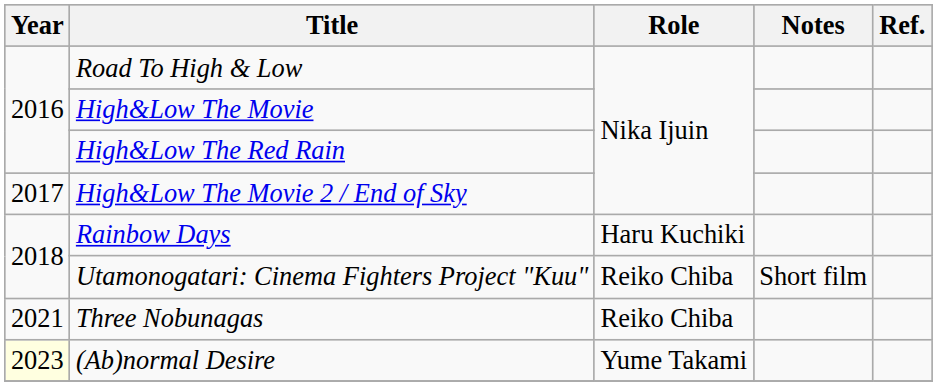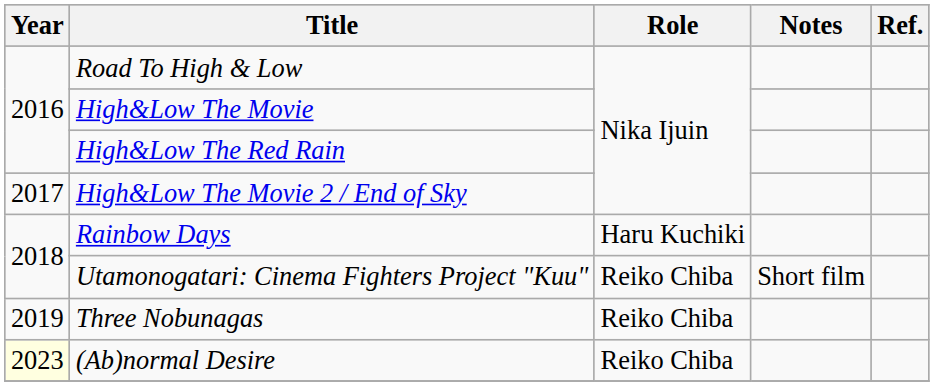(37, 318) 2021 -> (37, 318) 2019
(674, 360) Yume Takami -> (667, 360) Reiko Chiba
